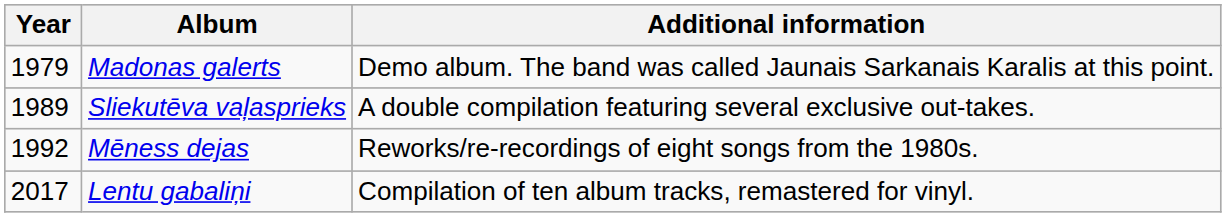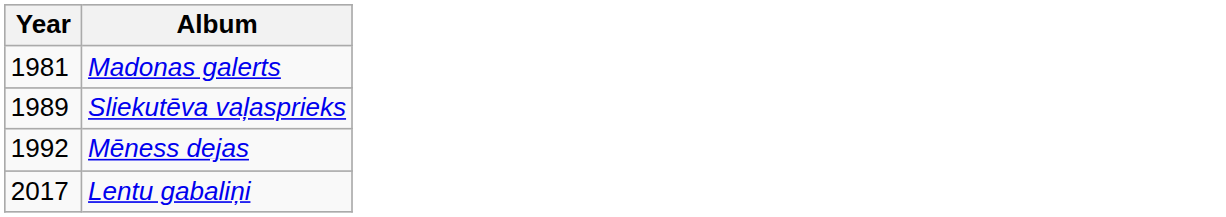- column: (786, 25)
(40, 66) 1979 -> (40, 66) 1981
